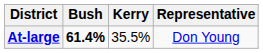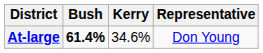(131, 37) 35.5% -> (131, 37) 34.6%
